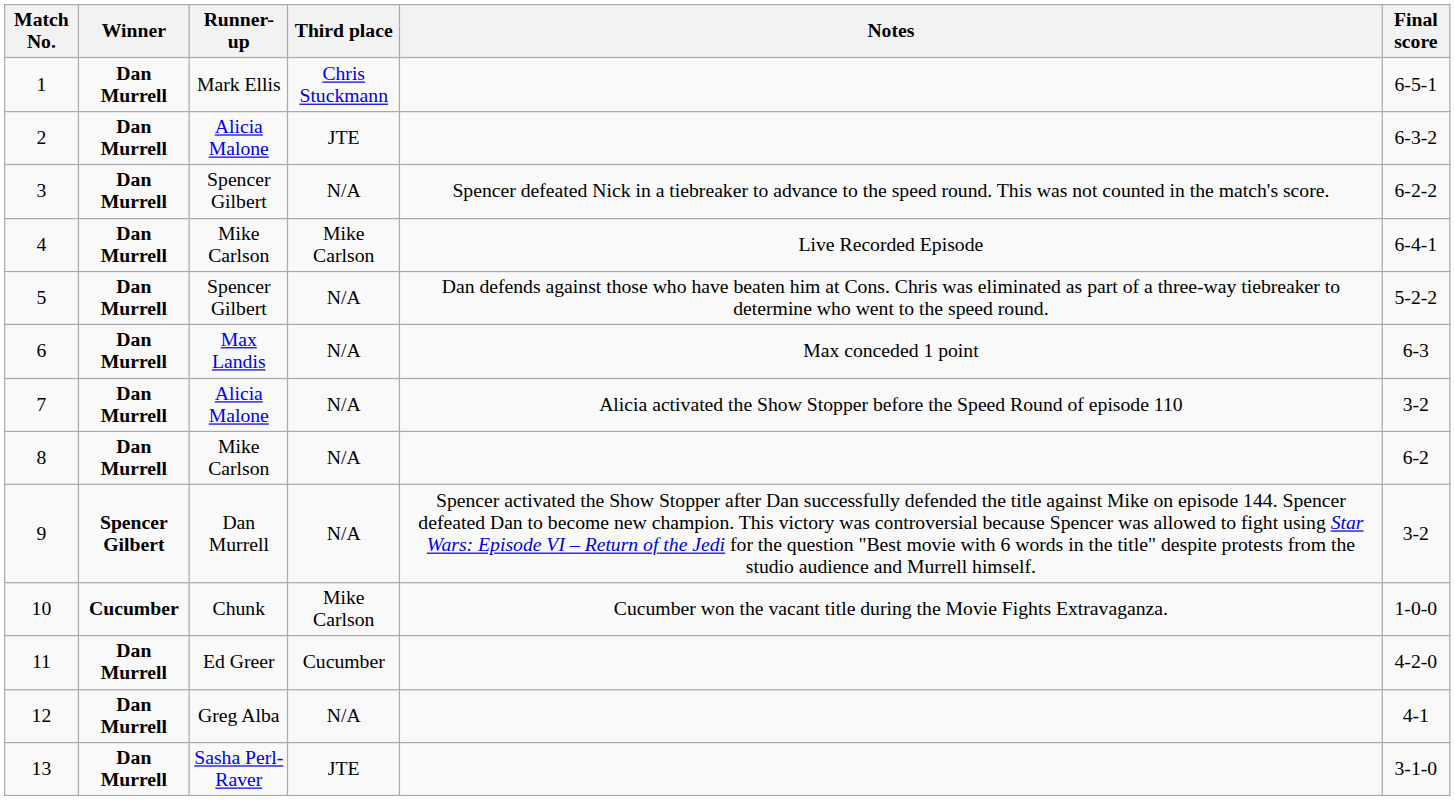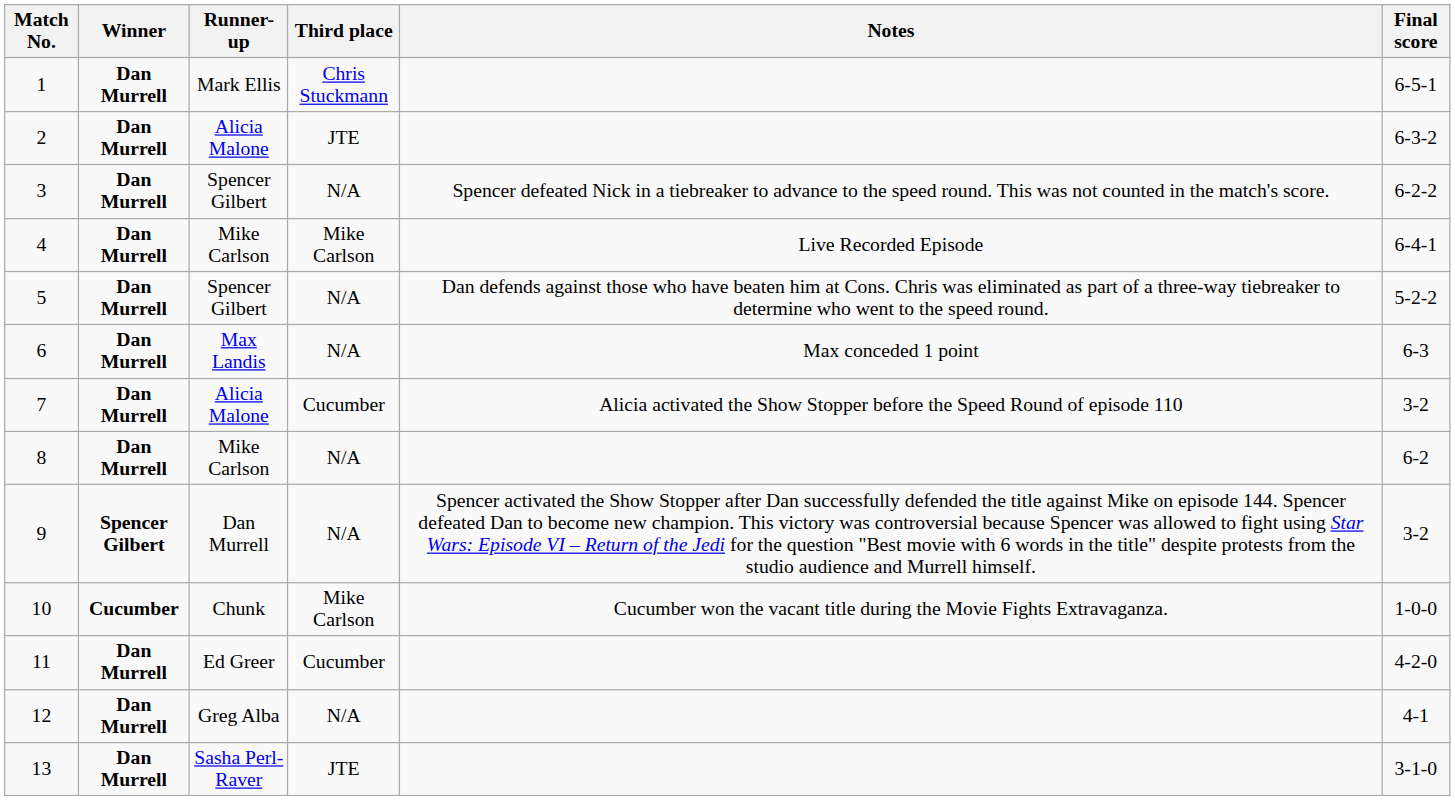(344, 404) N/A -> (344, 404) Cucumber
